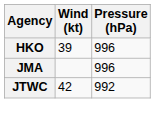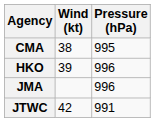+ row: (30, 48)
(105, 87) 992 -> (105, 107) 991
